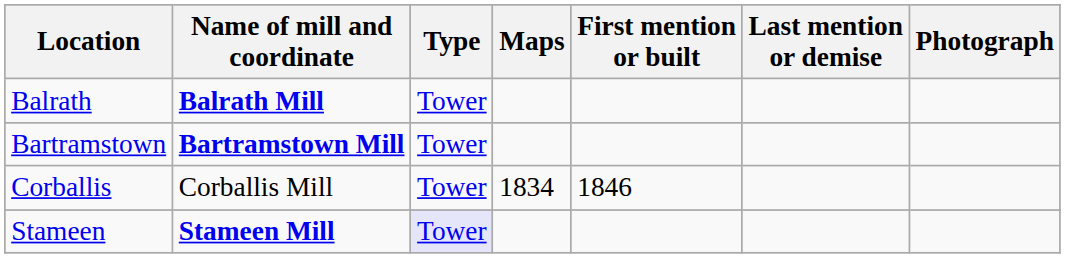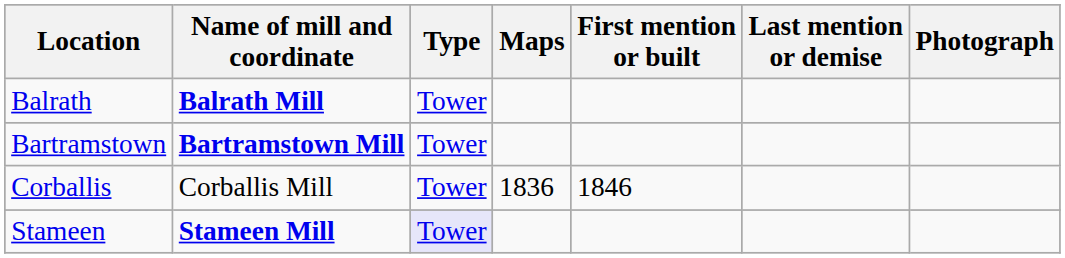(527, 187) 1834 -> (527, 187) 1836
